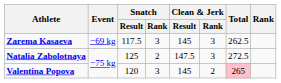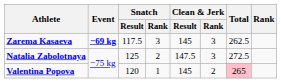(103, 41) normal -> (103, 41) bold
(157, 71) 3 -> (158, 71) 1
